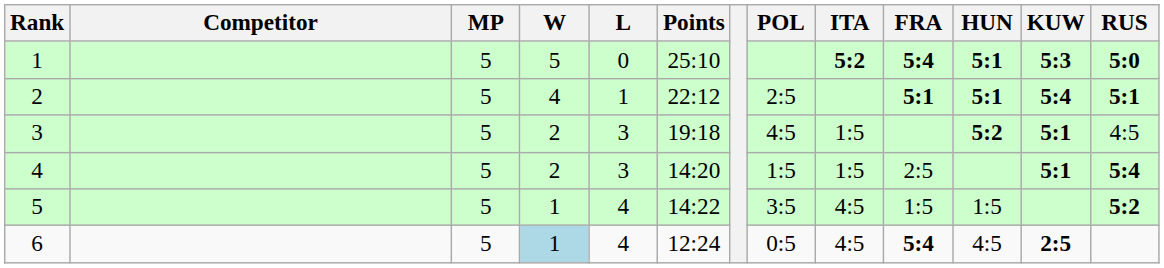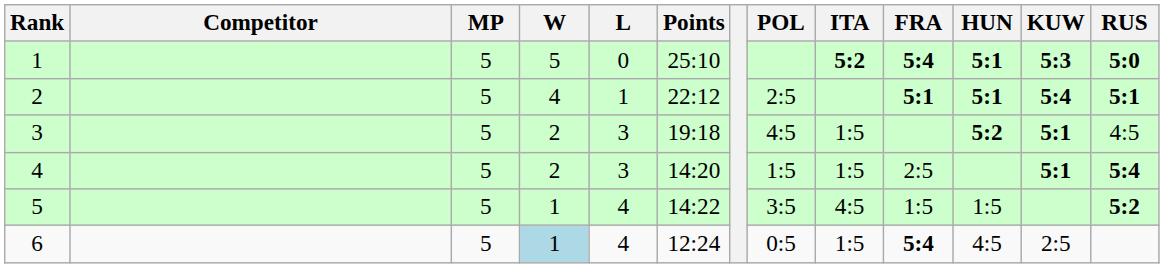(850, 243) 4:5 -> (850, 243) 1:5
(1056, 243) bold -> (1056, 243) normal
